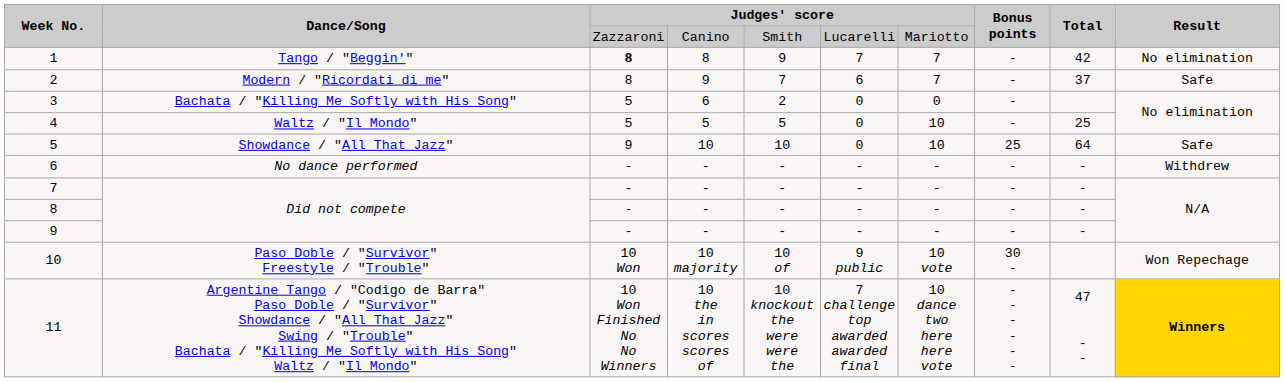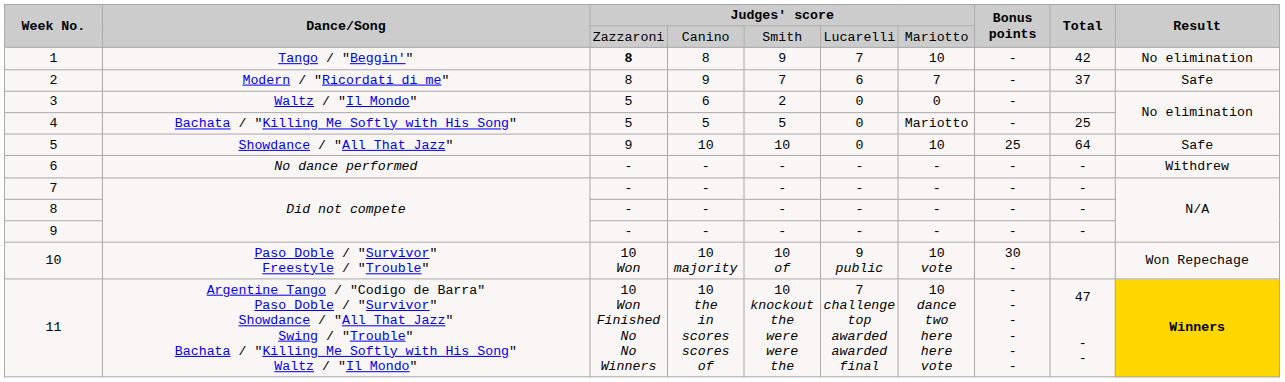(937, 59) 7 -> (937, 59) 10
(346, 102) Bachata / "Killing Me Softly with His Song" -> (346, 102) Waltz / "Il Mondo"
(346, 123) Waltz / "Il Mondo" -> (346, 123) Bachata / "Killing Me Softly with His Song"
(937, 123) 10 -> (937, 123) Mariotto
